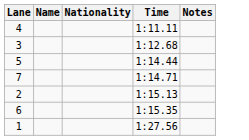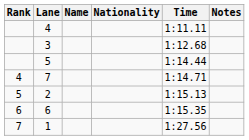+ column: (19, 13)
